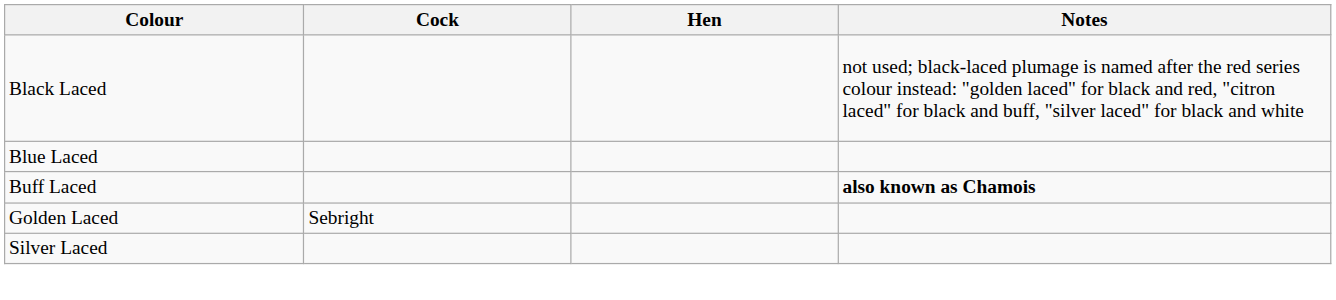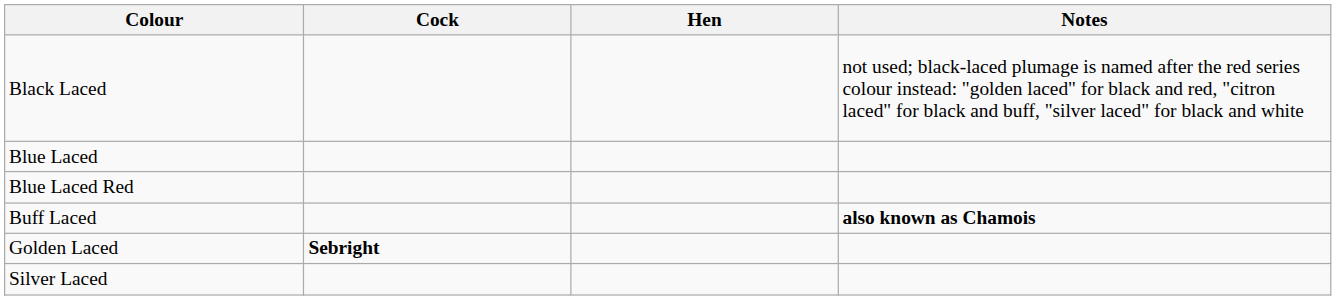+ row: (71, 186)
(341, 217) normal -> (344, 248) bold
